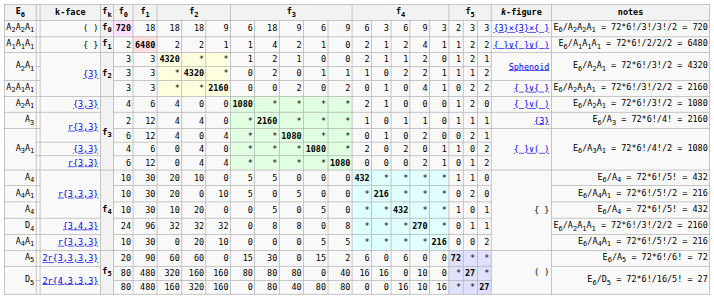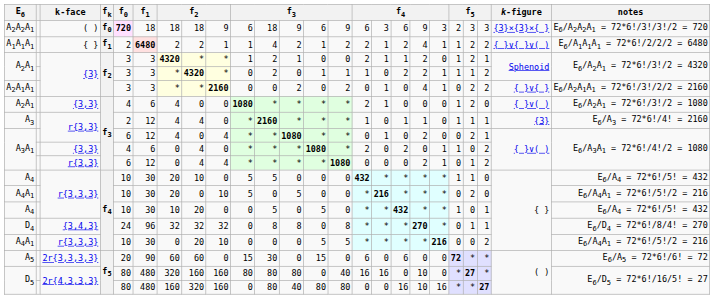(348, 45) 0 -> (348, 45) 2
(631, 226) E6/A2A1A1 = 72*6!/3!/2/2 = 2160 -> (648, 226) E6/D4 = 72*6!/8/4! = 270
(348, 258) 2 -> (348, 258) 0
